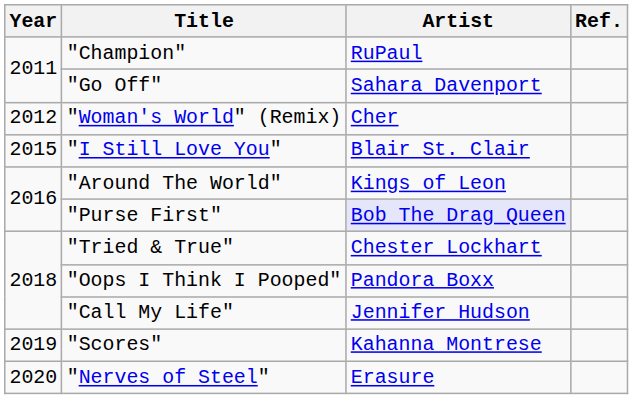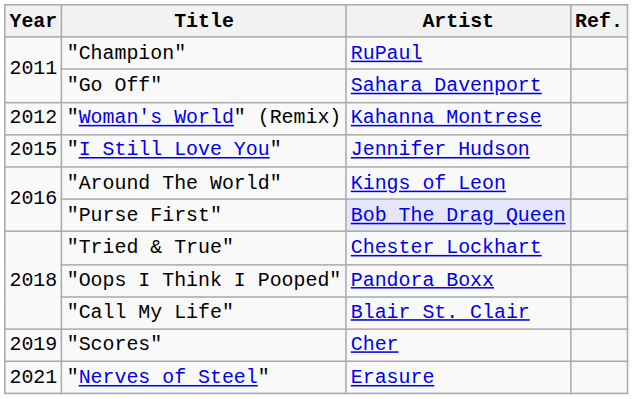(375, 118) Cher -> (446, 118) Kahanna Montrese
(440, 151) Blair St. Clair -> (440, 151) Jennifer Hudson
(440, 313) Jennifer Hudson -> (440, 313) Blair St. Clair
(446, 345) Kahanna Montrese -> (375, 345) Cher
(33, 378) 2020 -> (33, 378) 2021
